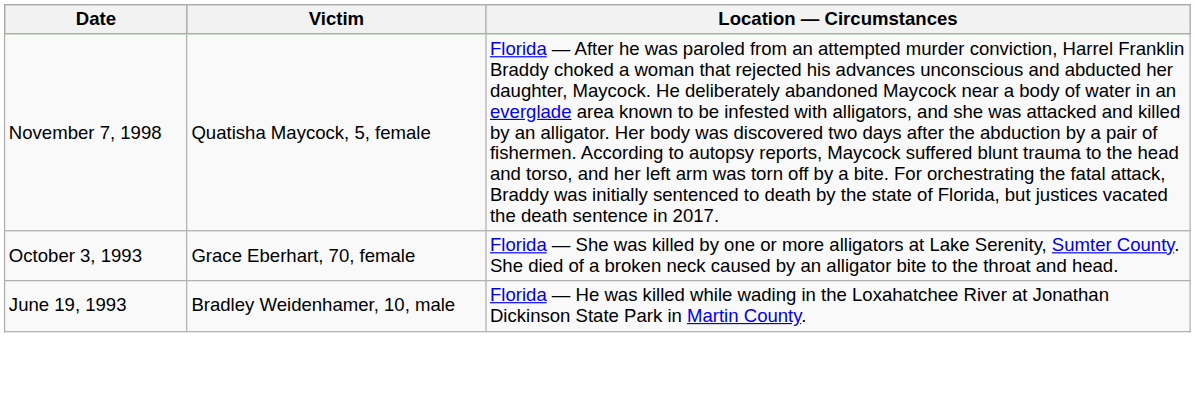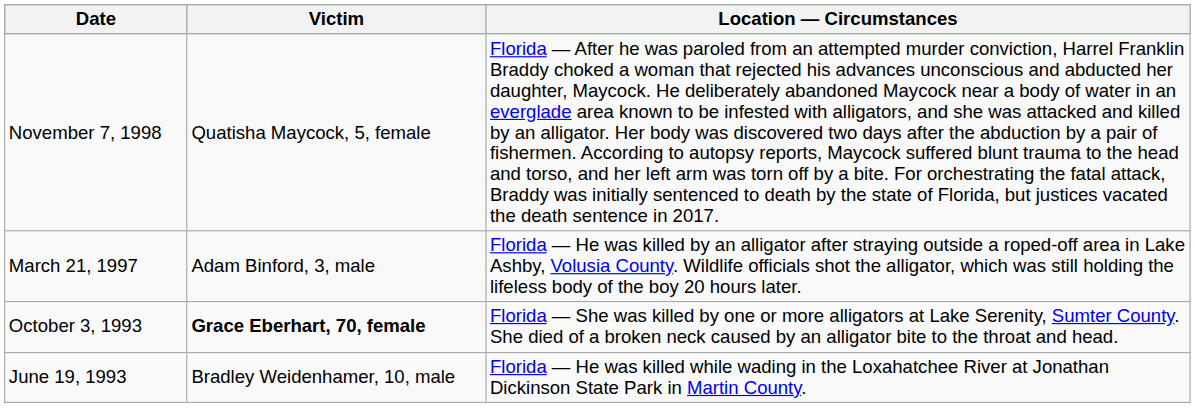+ row: (73, 266)
(303, 255) normal -> (309, 326) bold
